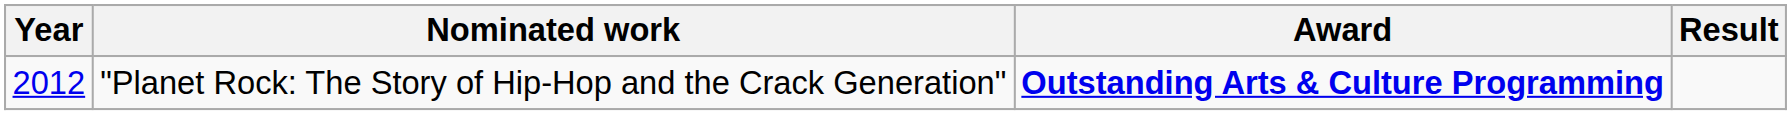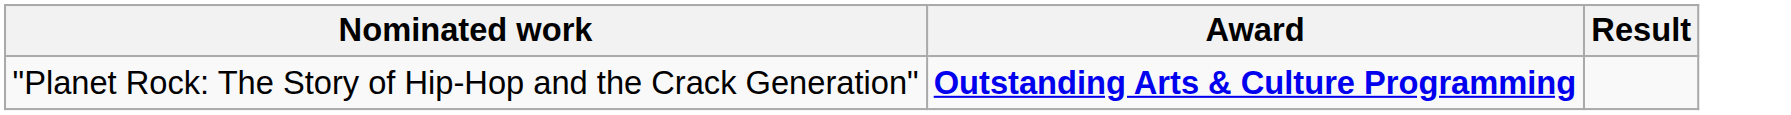- column: (49, 30)
